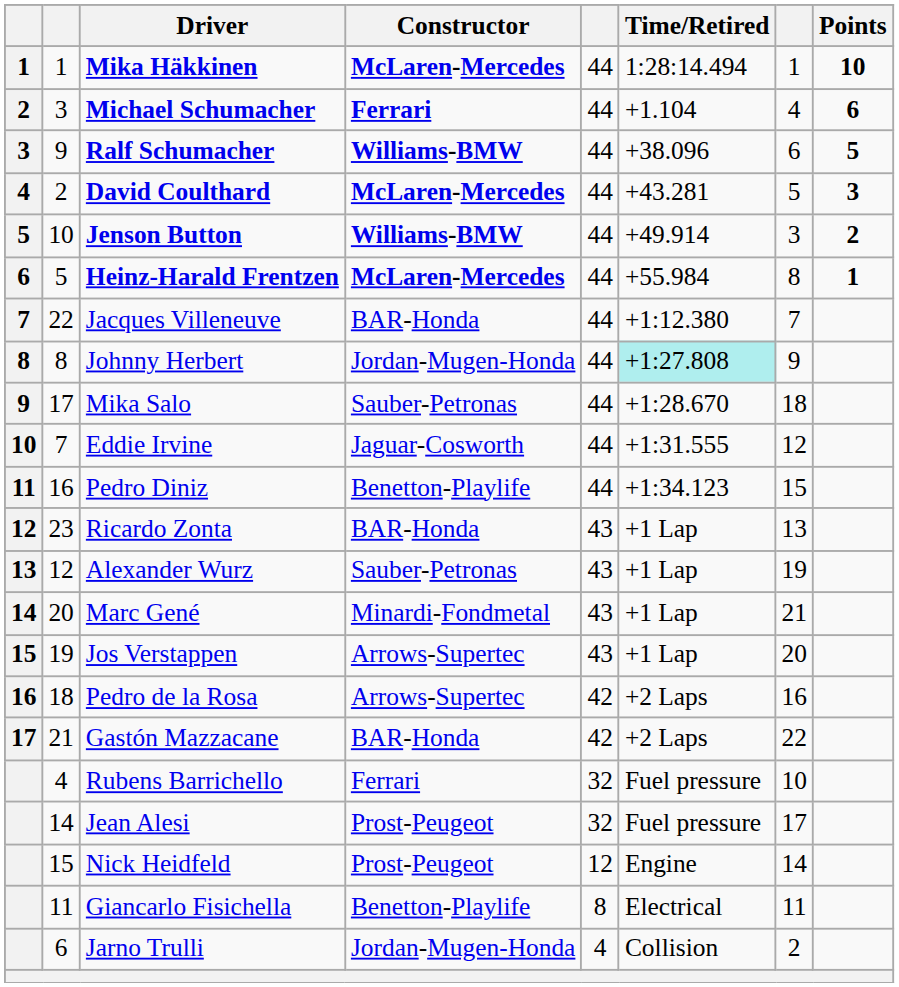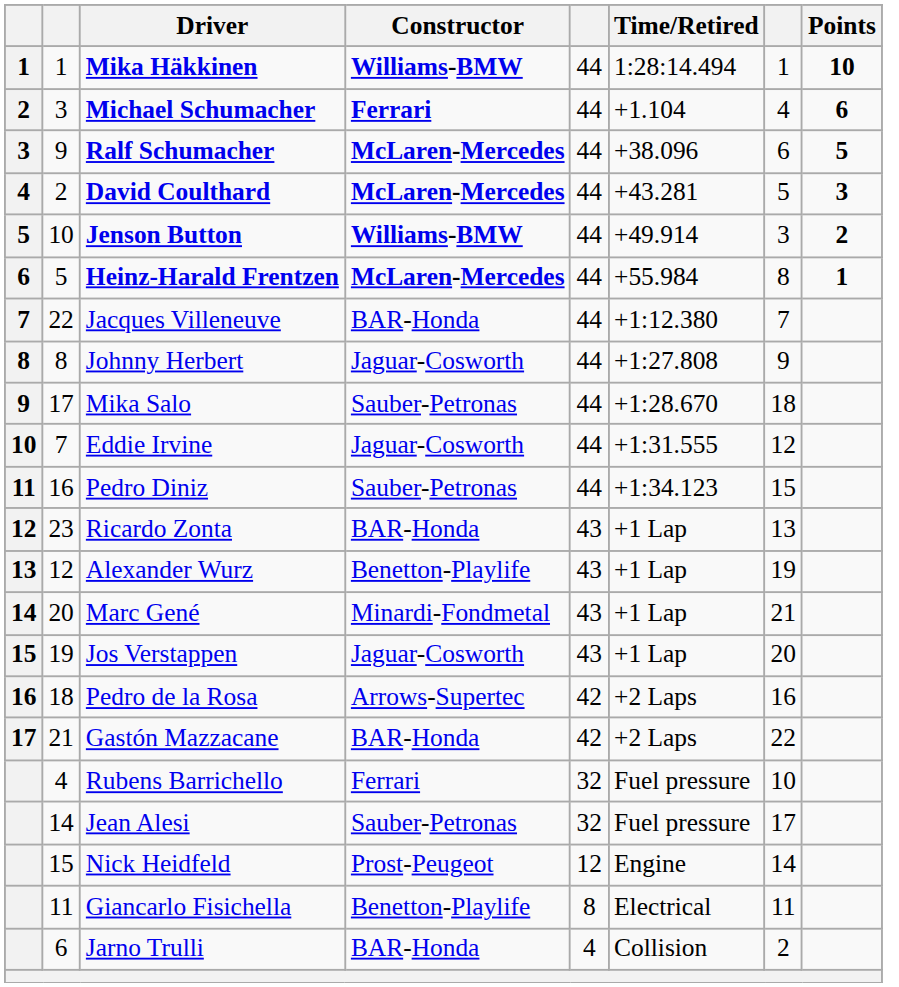(458, 67) McLaren-Mercedes -> (437, 67) Williams-BMW
(437, 150) Williams-BMW -> (458, 150) McLaren-Mercedes
(463, 360) Jordan-Mugen-Honda -> (437, 360) Jaguar-Cosworth
(677, 360) paleturquoise background -> (666, 360) no background
(441, 486) Benetton-Playlife -> (434, 486) Sauber-Petronas
(434, 570) Sauber-Petronas -> (441, 570) Benetton-Playlife
(438, 654) Arrows-Supertec -> (437, 654) Jaguar-Cosworth
(422, 822) Prost-Peugeot -> (434, 822) Sauber-Petronas
(463, 948) Jordan-Mugen-Honda -> (415, 948) BAR-Honda
